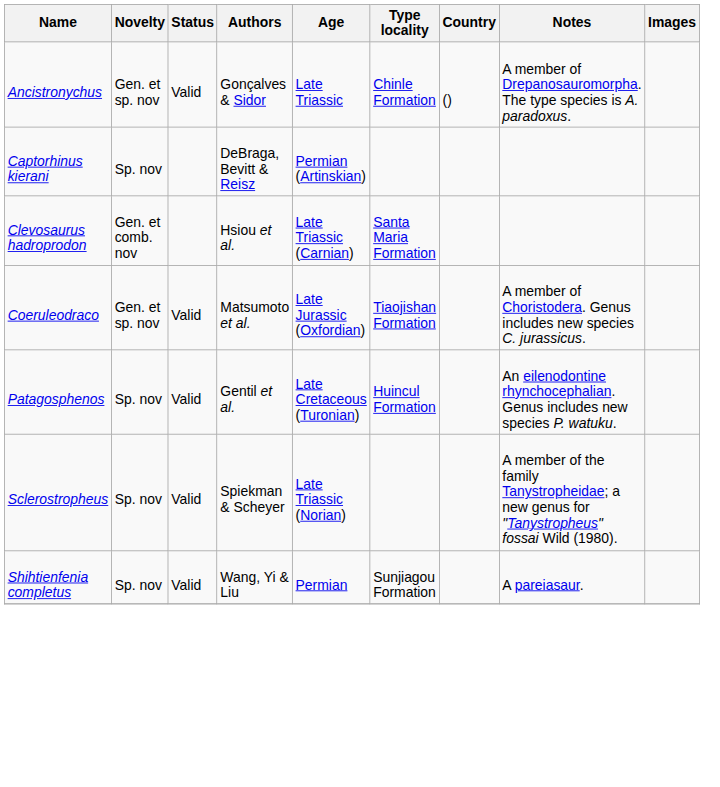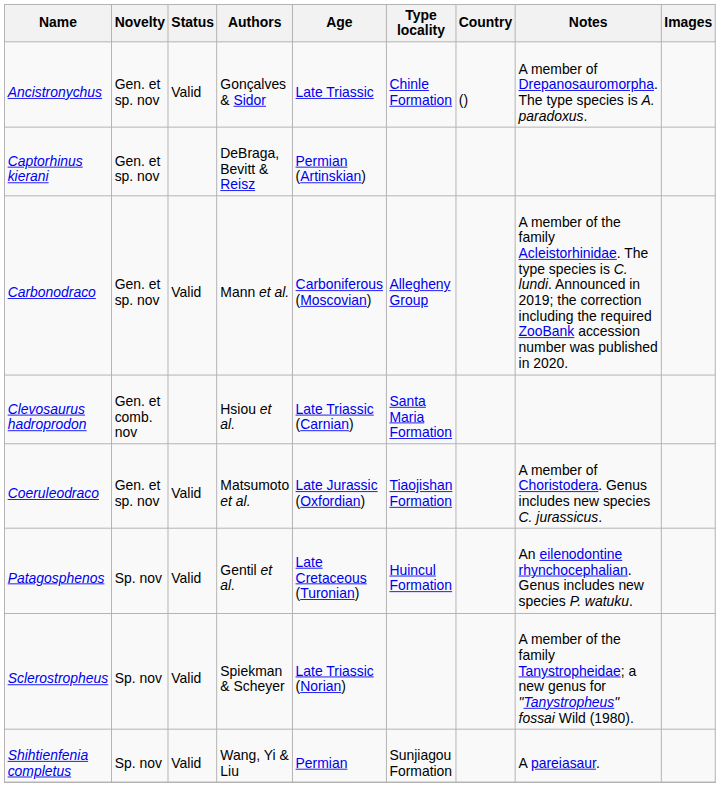(138, 169) Sp. nov -> (137, 169) Gen. et sp. nov
+ row: (52, 293)
